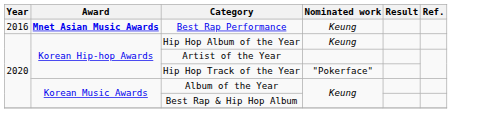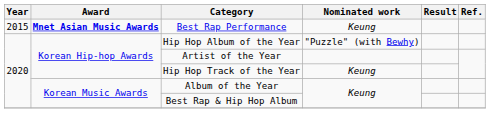(17, 27) 2016 -> (17, 27) 2015
(343, 41) Keung -> (362, 41) "Puzzle" (with Bewhy)
(343, 71) "Pokerface" -> (362, 71) Keung
